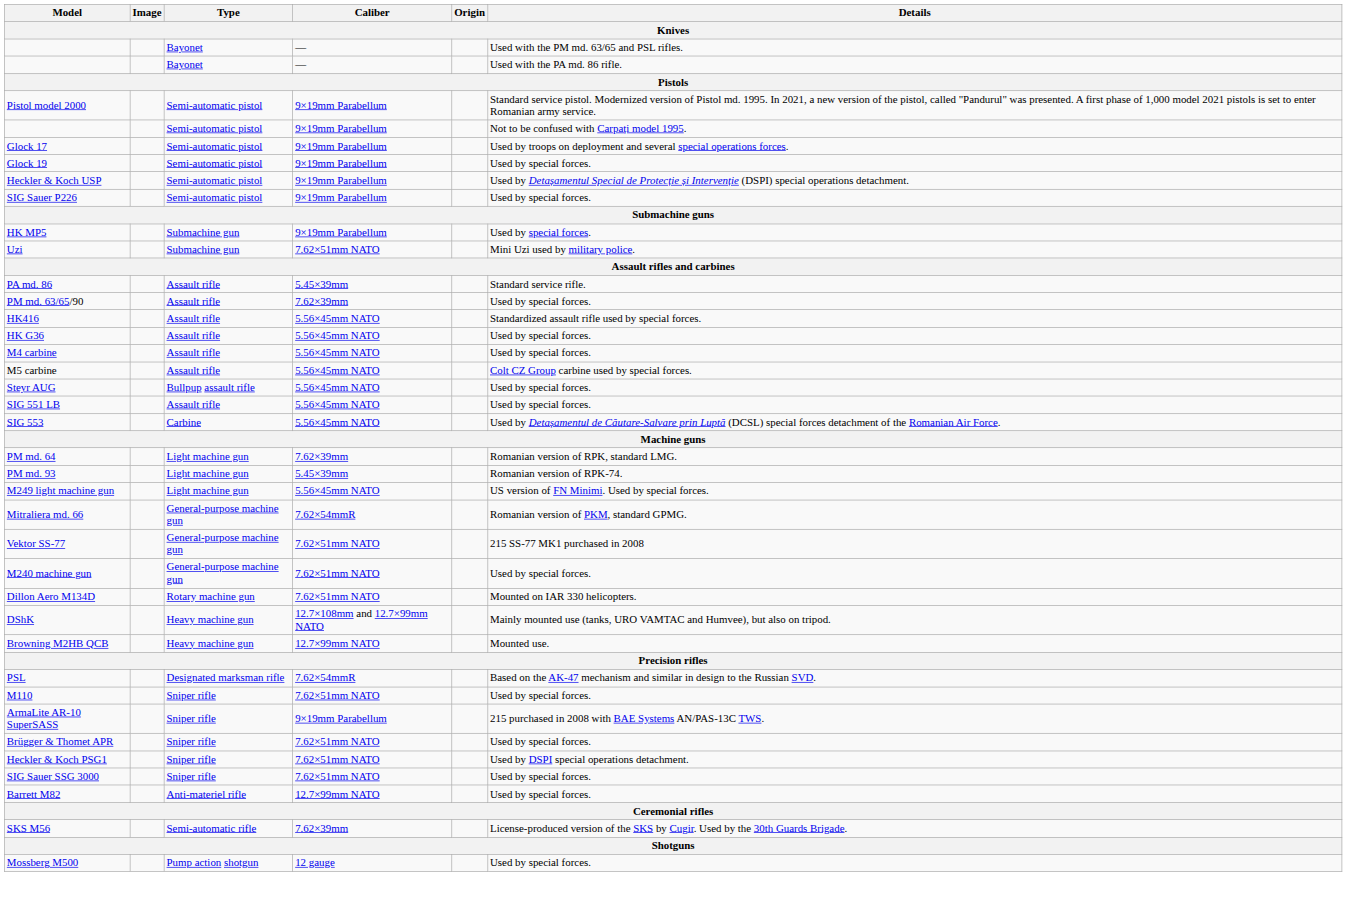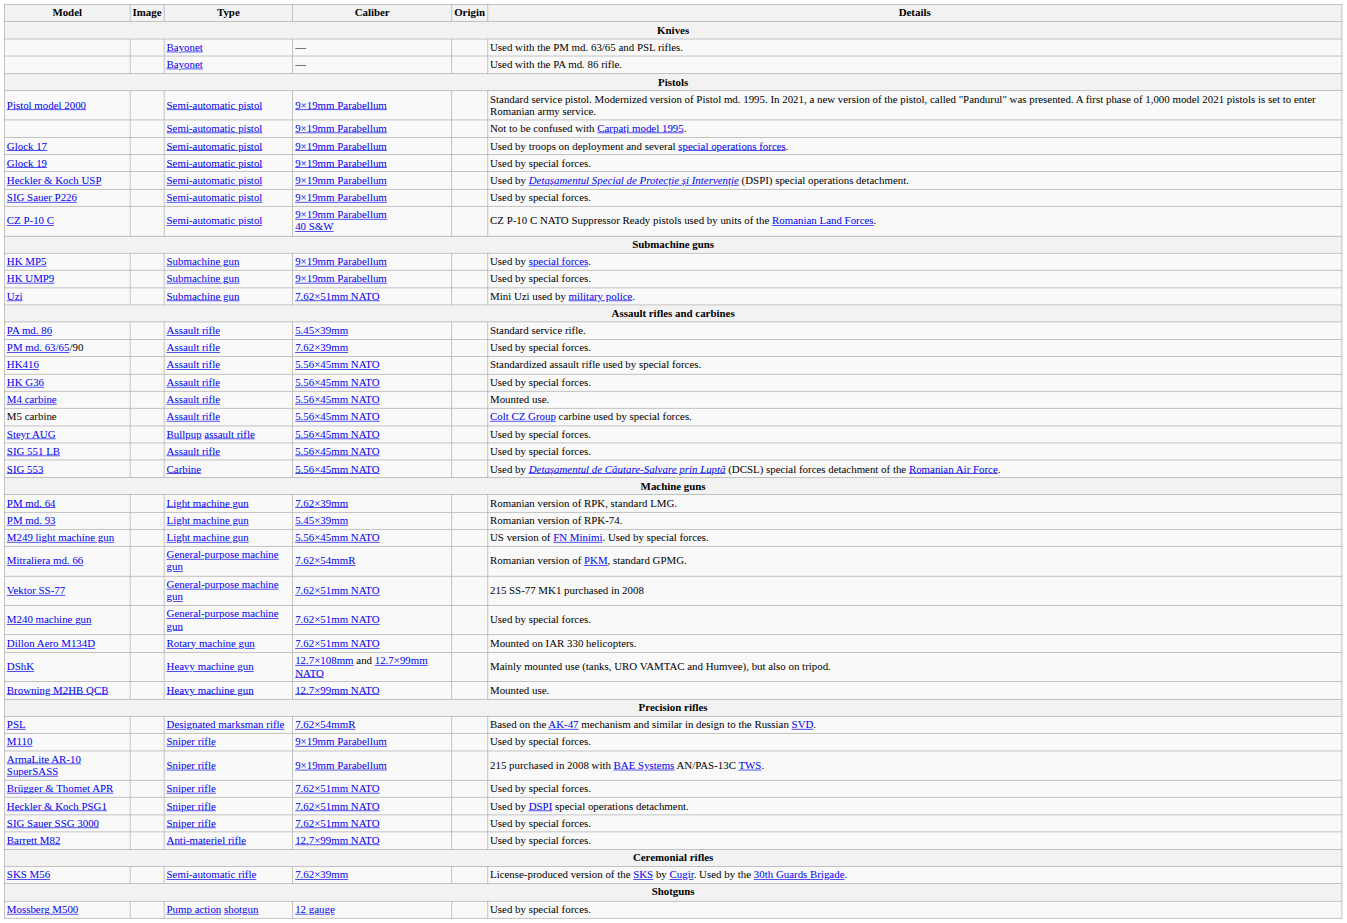+ row: (30, 221)
+ row: (31, 279)
(540, 353) Used by special forces. -> (520, 399) Mounted use.
(337, 695) 7.62×51mm NATO -> (341, 742) 9×19mm Parabellum
